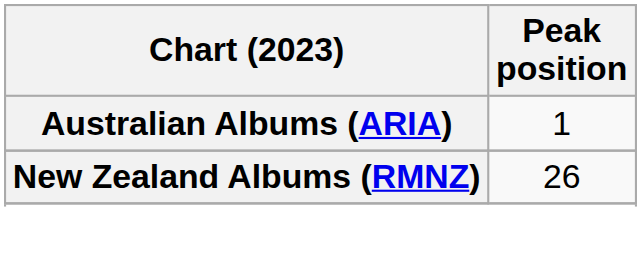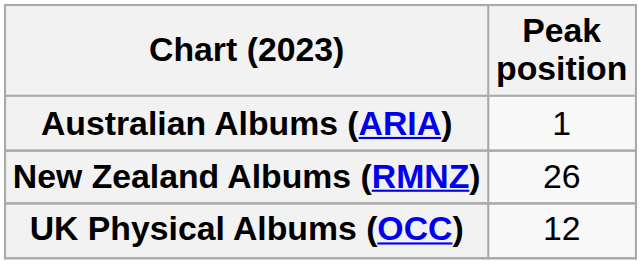+ row: (247, 229)
